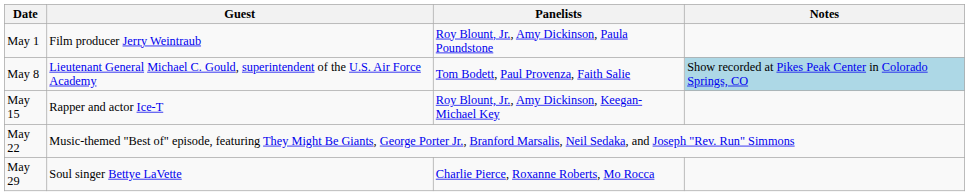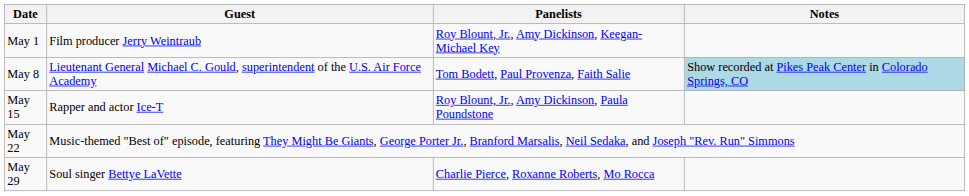(532, 40) Roy Blount, Jr., Amy Dickinson, Paula Poundstone -> (539, 40) Roy Blount, Jr., Amy Dickinson, Keegan-Michael Key
(539, 107) Roy Blount, Jr., Amy Dickinson, Keegan-Michael Key -> (532, 107) Roy Blount, Jr., Amy Dickinson, Paula Poundstone
